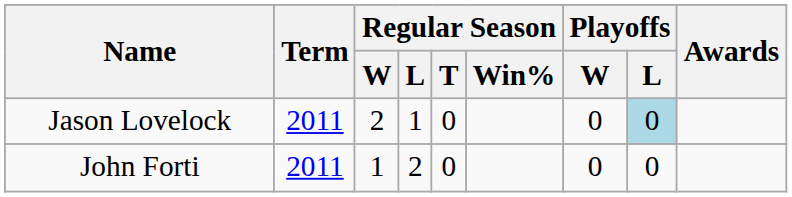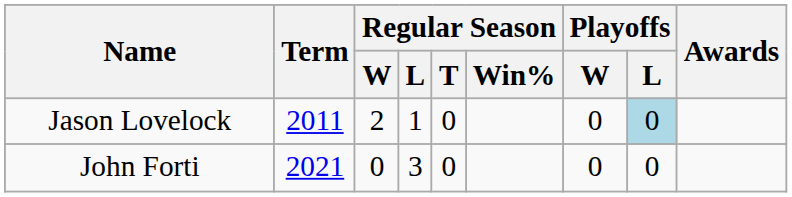(315, 167) 2011 -> (315, 167) 2021
(377, 167) 1 -> (377, 167) 0
(415, 167) 2 -> (415, 167) 3
